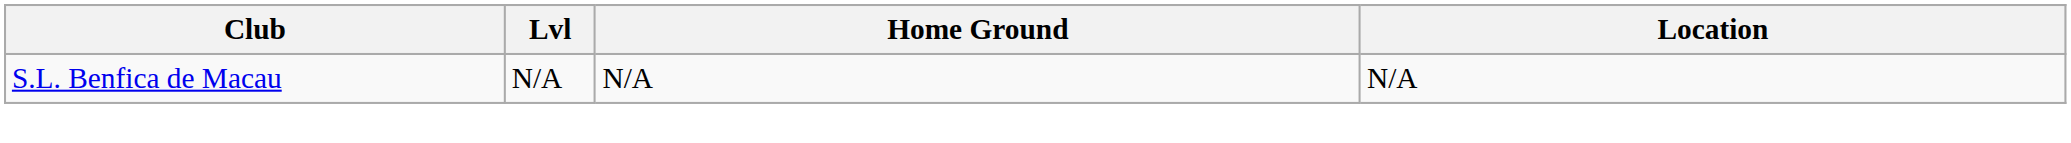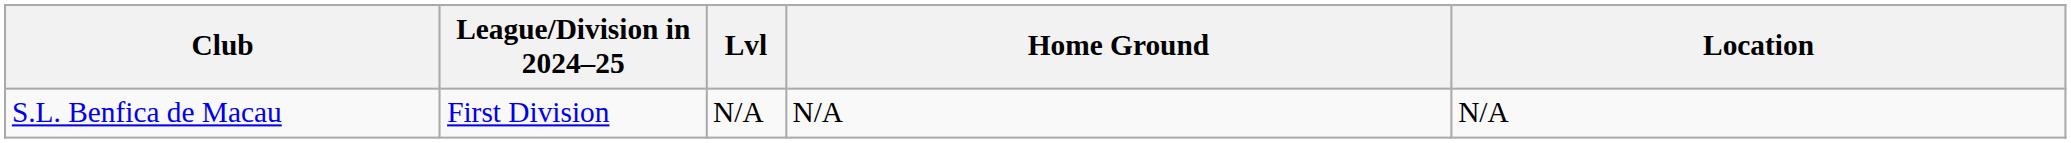+ column: (573, 46)
